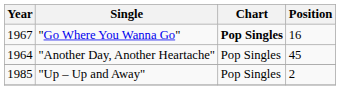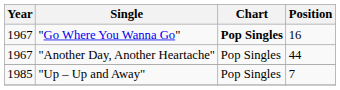(20, 54) 1964 -> (20, 54) 1967
(295, 54) 45 -> (295, 54) 44
(292, 74) 2 -> (292, 74) 7
